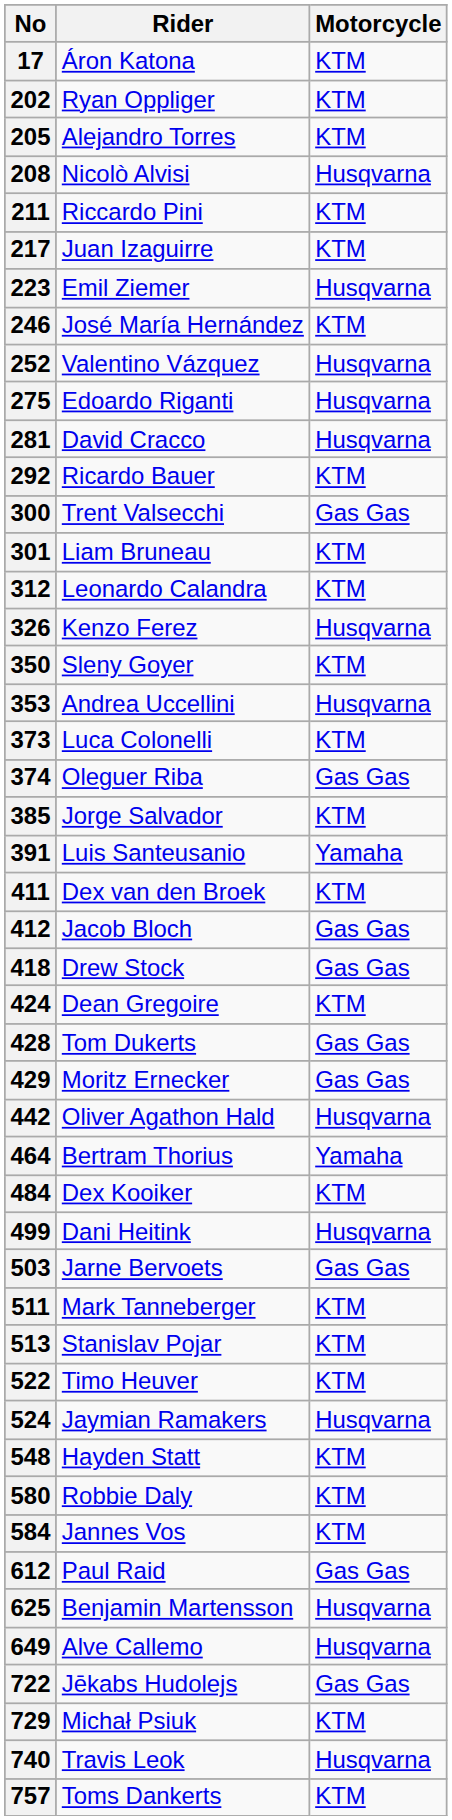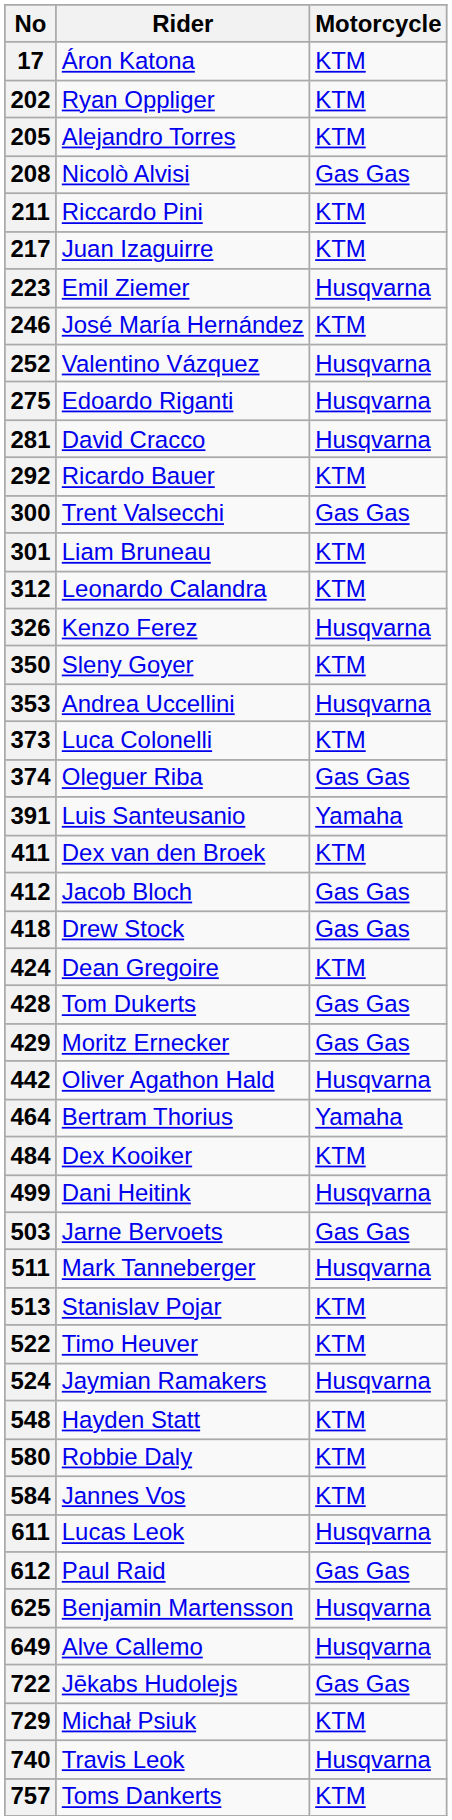(373, 174) Husqvarna -> (362, 174) Gas Gas
- row: (31, 816)
(340, 1306) KTM -> (373, 1268) Husqvarna
+ row: (31, 1533)
